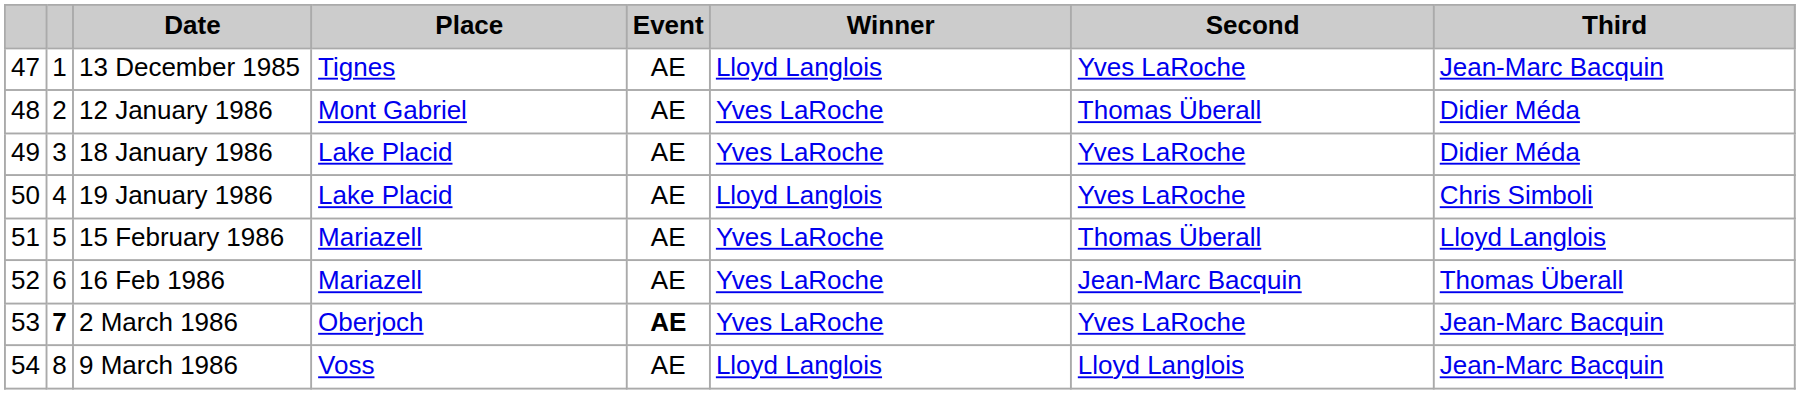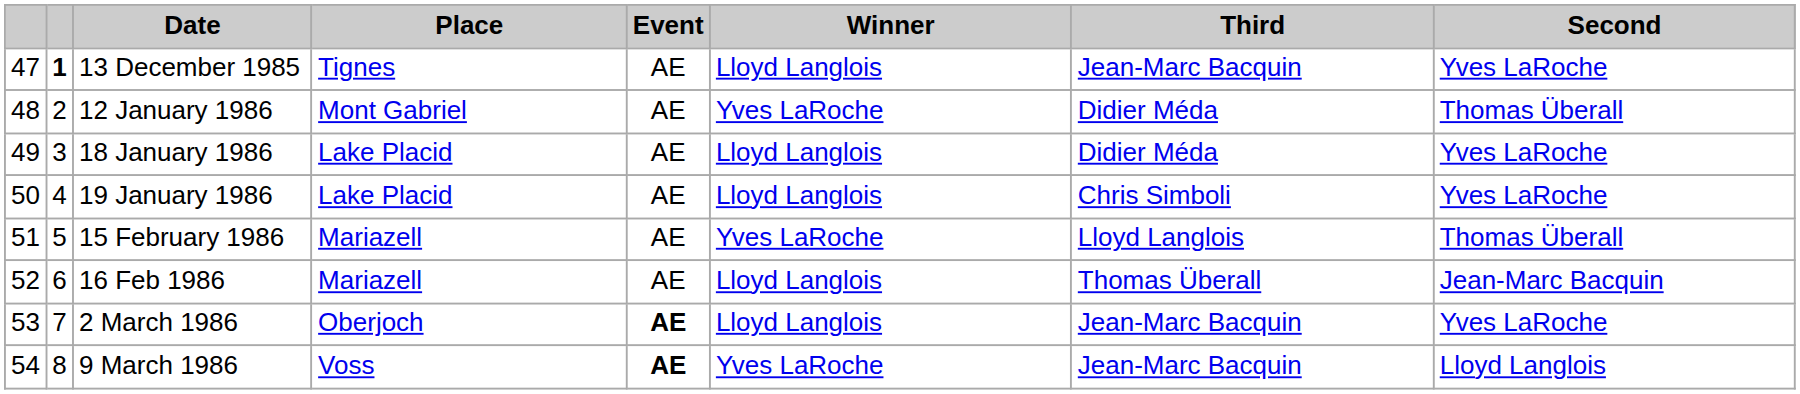columns swapped: (1253, 25) <-> (1615, 25)
(60, 68) normal -> (60, 68) bold
(800, 153) Yves LaRoche -> (799, 153) Lloyd Langlois
(800, 280) Yves LaRoche -> (799, 280) Lloyd Langlois
(60, 323) bold -> (60, 323) normal
(800, 323) Yves LaRoche -> (799, 323) Lloyd Langlois
(668, 365) normal -> (668, 365) bold
(799, 365) Lloyd Langlois -> (800, 365) Yves LaRoche
